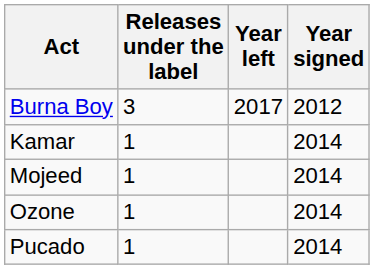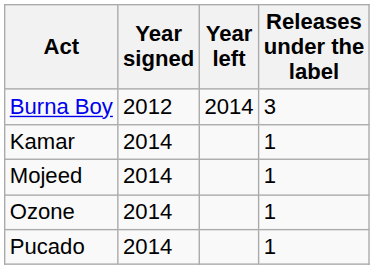columns swapped: (329, 46) <-> (173, 46)
(258, 106) 2017 -> (229, 106) 2014
